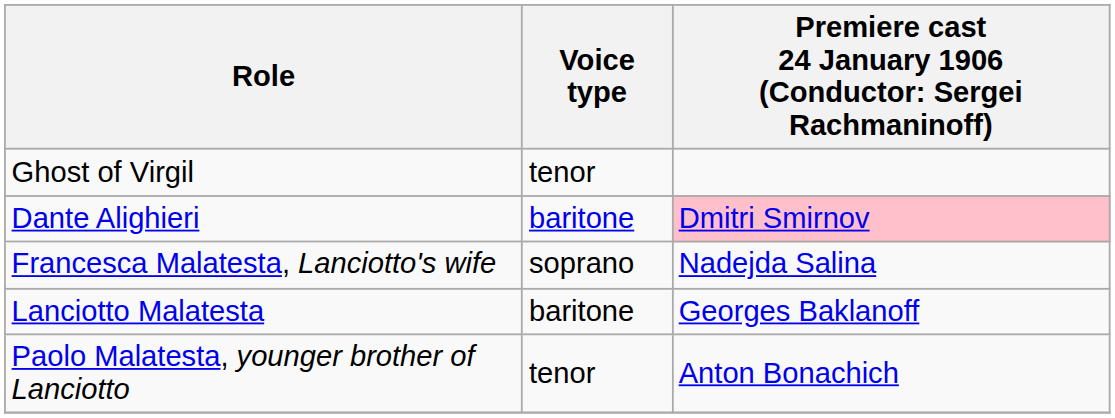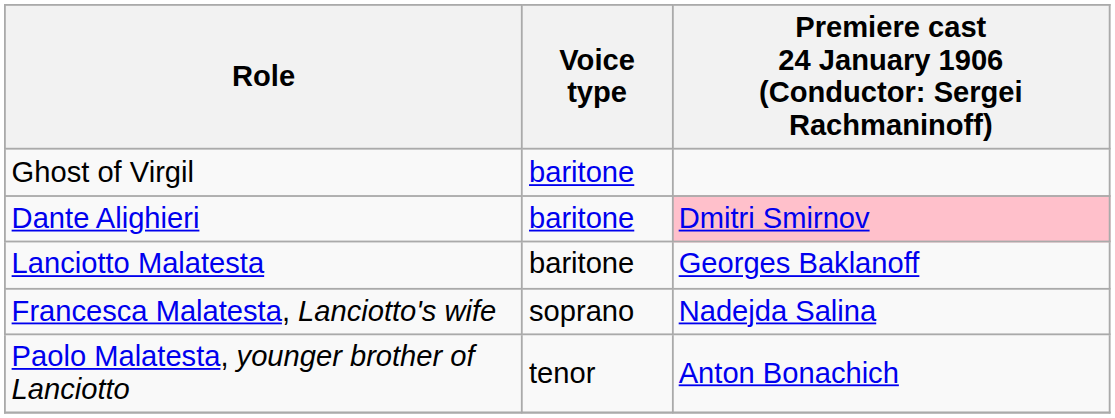(562, 172) tenor -> (582, 172) baritone
rows swapped: (138, 310) <-> (254, 264)
